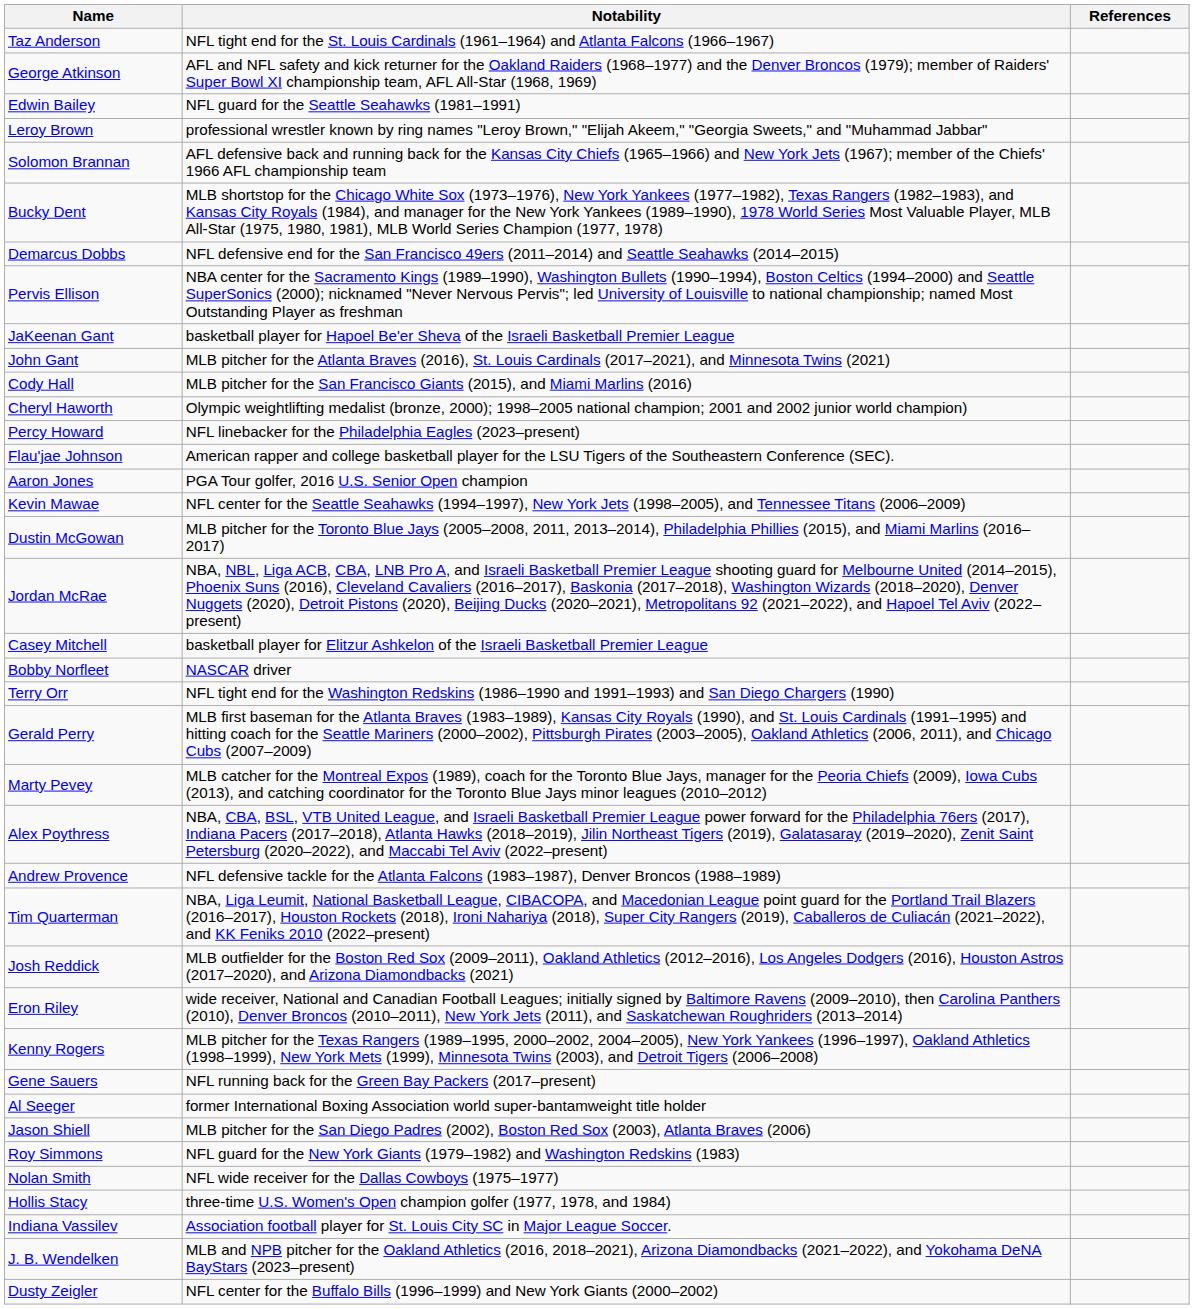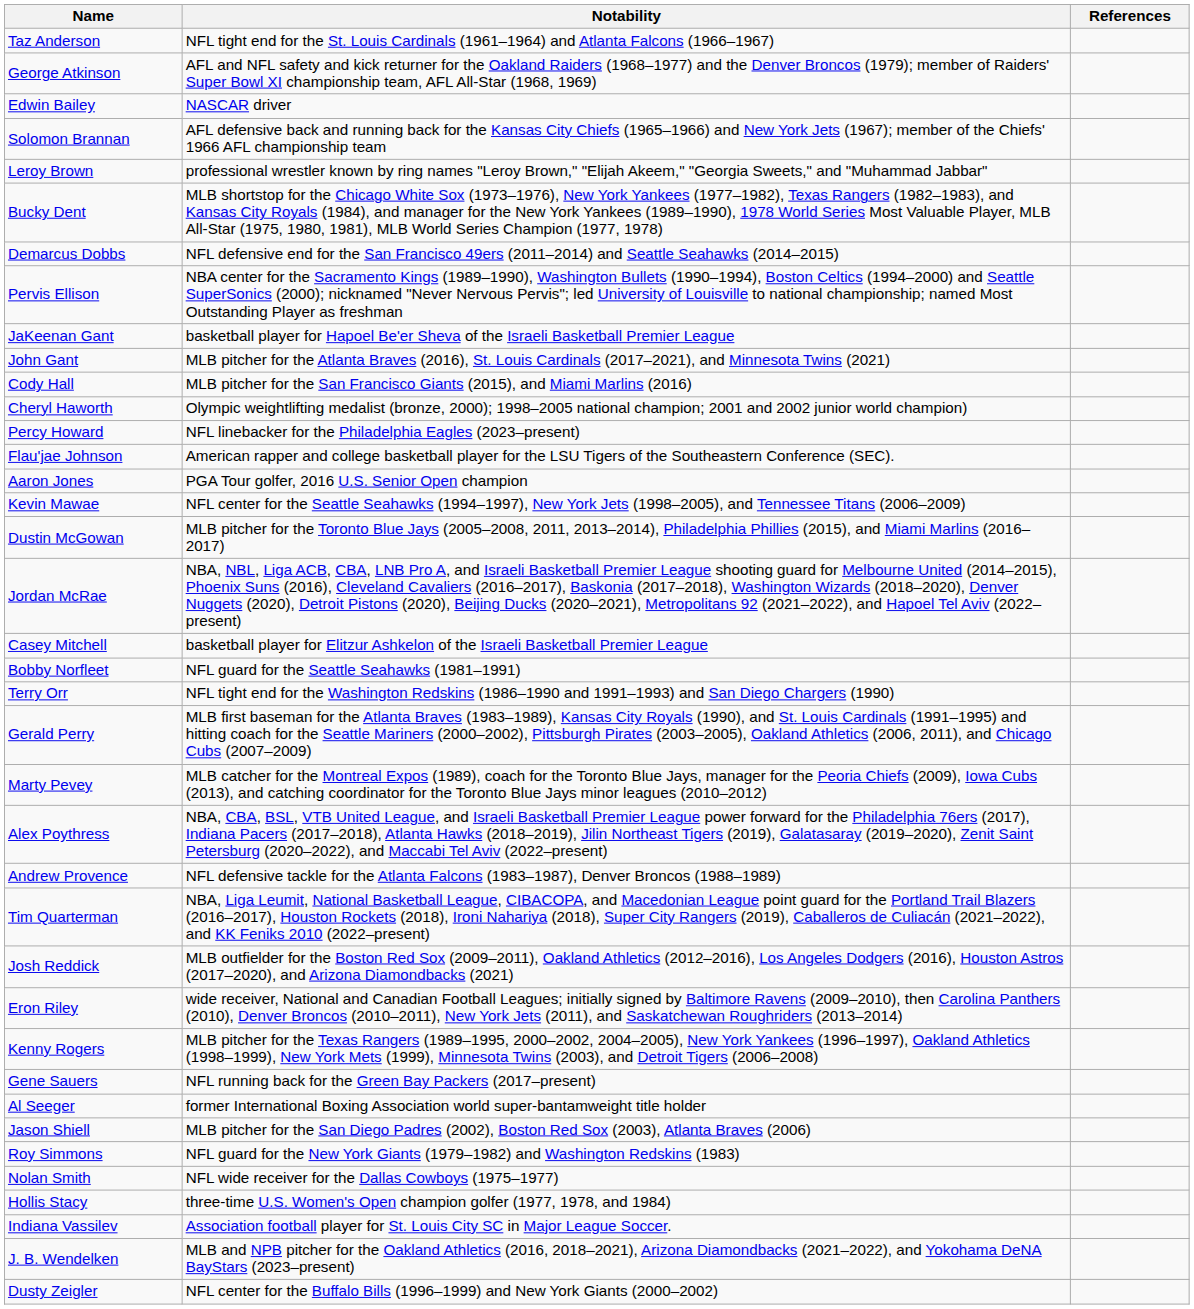(353, 105) NFL guard for the Seattle Seahawks (1981–1991) -> (238, 105) NASCAR driver
rows swapped: (69, 162) <-> (51, 130)
(238, 669) NASCAR driver -> (353, 669) NFL guard for the Seattle Seahawks (1981–1991)
